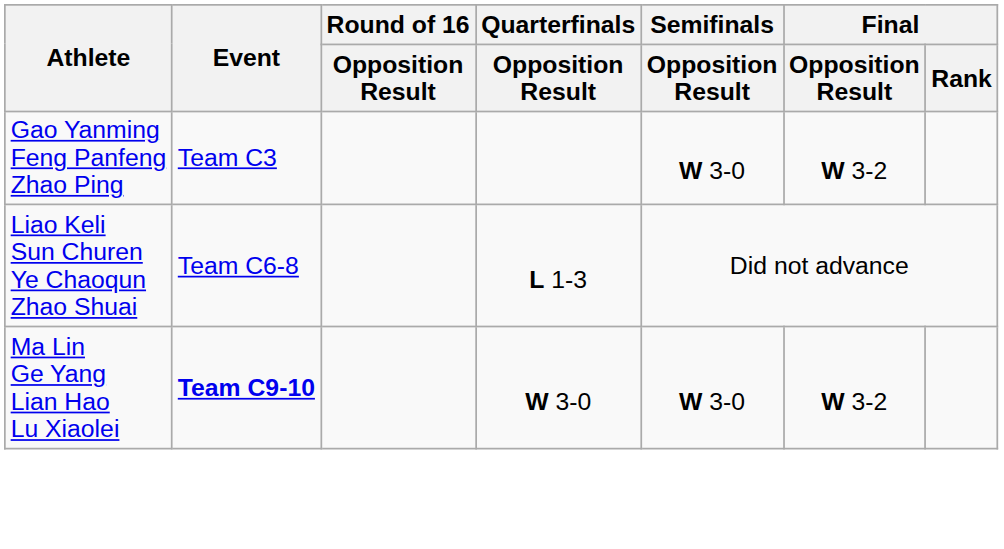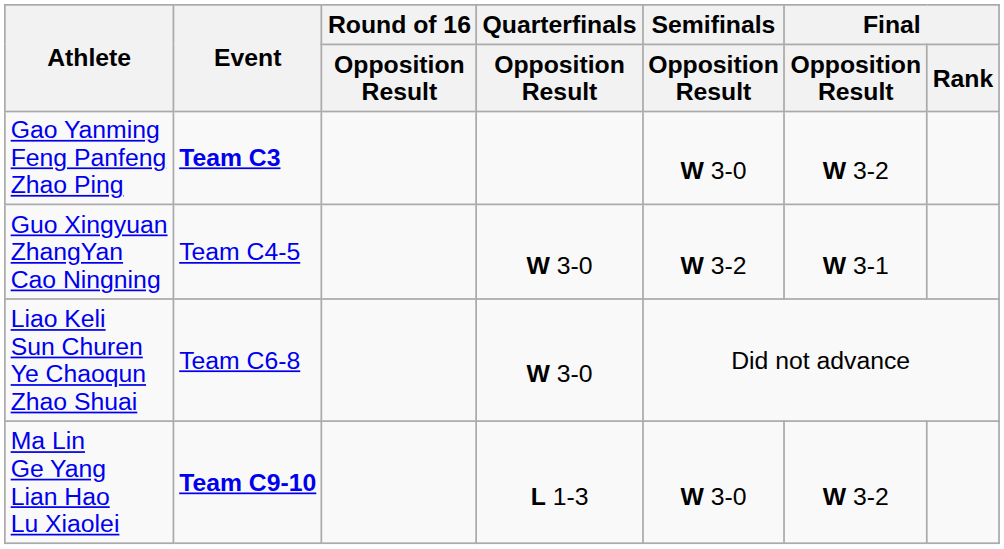(227, 158) normal -> (230, 158) bold
+ row: (89, 252)
(558, 280) L 1-3 -> (560, 374) W 3-0
(558, 401) W 3-0 -> (560, 496) L 1-3
